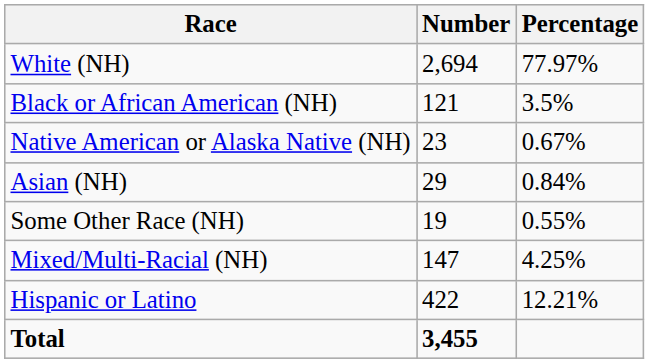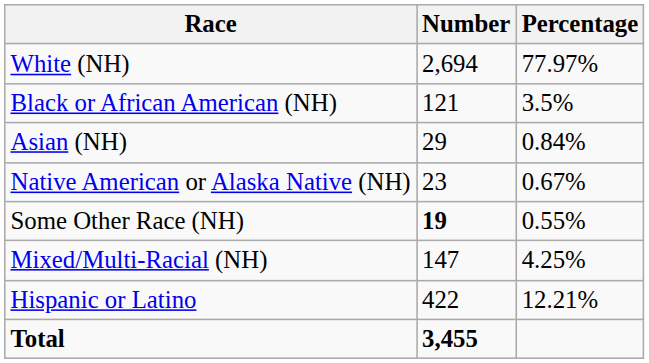rows swapped: (211, 142) <-> (69, 181)
(434, 220) normal -> (434, 220) bold
